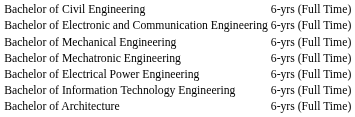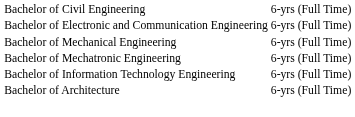- row: (102, 74)
